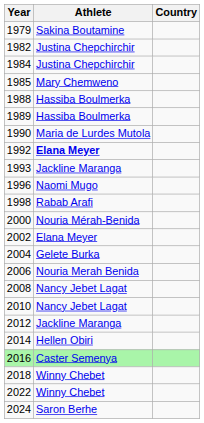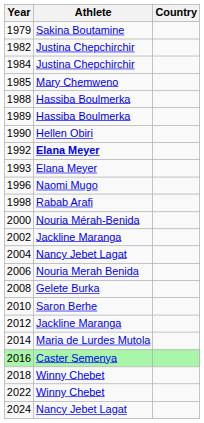(93, 133) Maria de Lurdes Mutola -> (64, 133) Hellen Obiri
(79, 168) Jackline Maranga -> (67, 168) Elana Meyer
(67, 237) Elana Meyer -> (79, 237) Jackline Maranga
(68, 254) Gelete Burka -> (81, 254) Nancy Jebet Lagat
(81, 289) Nancy Jebet Lagat -> (68, 289) Gelete Burka
(81, 306) Nancy Jebet Lagat -> (67, 306) Saron Berhe
(64, 340) Hellen Obiri -> (93, 340) Maria de Lurdes Mutola
(67, 409) Saron Berhe -> (81, 409) Nancy Jebet Lagat
